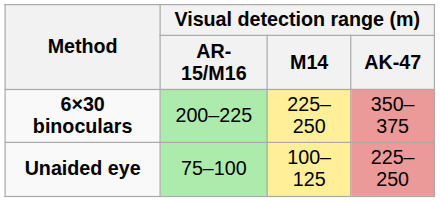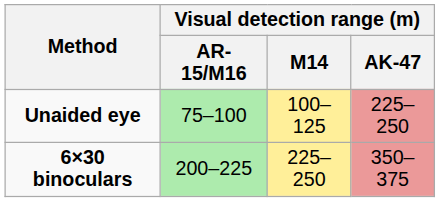rows swapped: (83, 169) <-> (83, 115)
